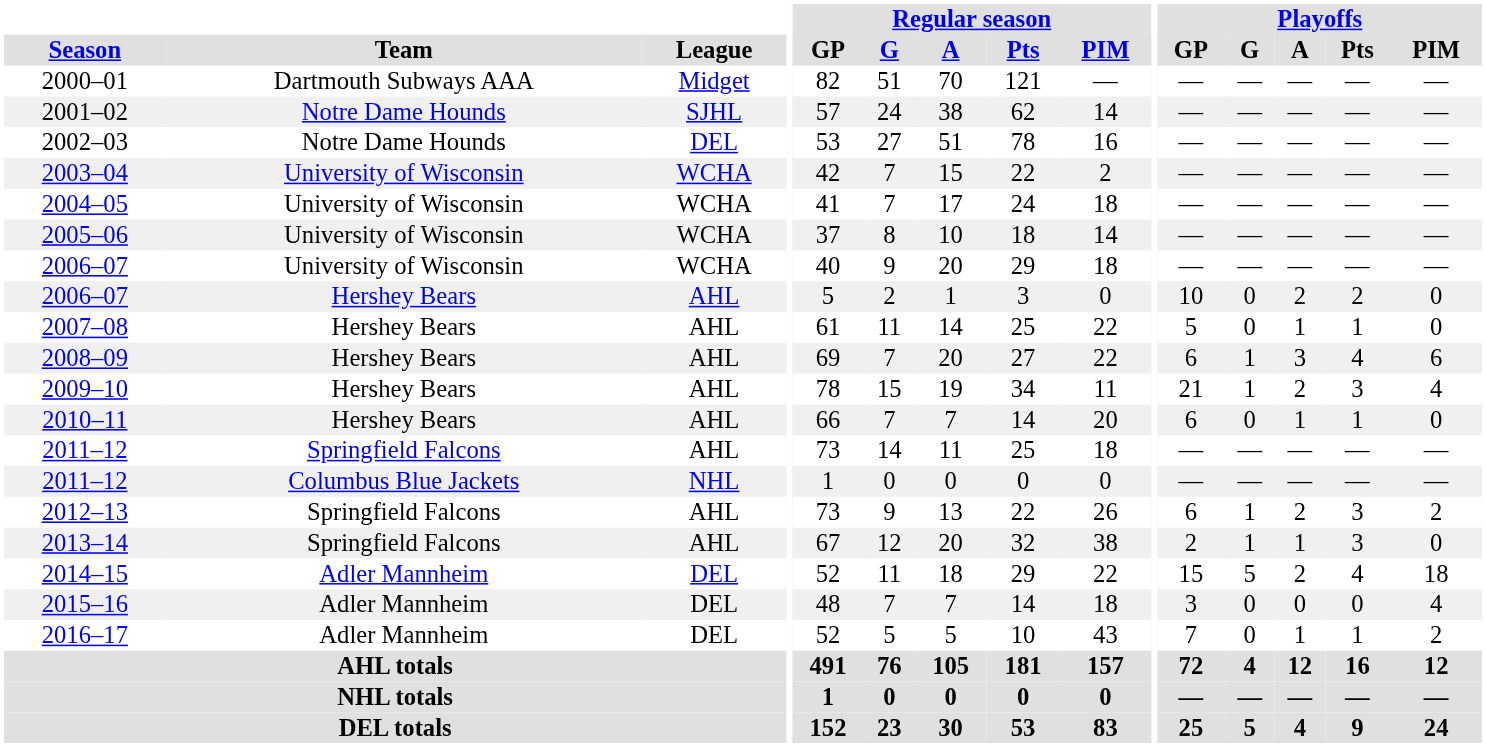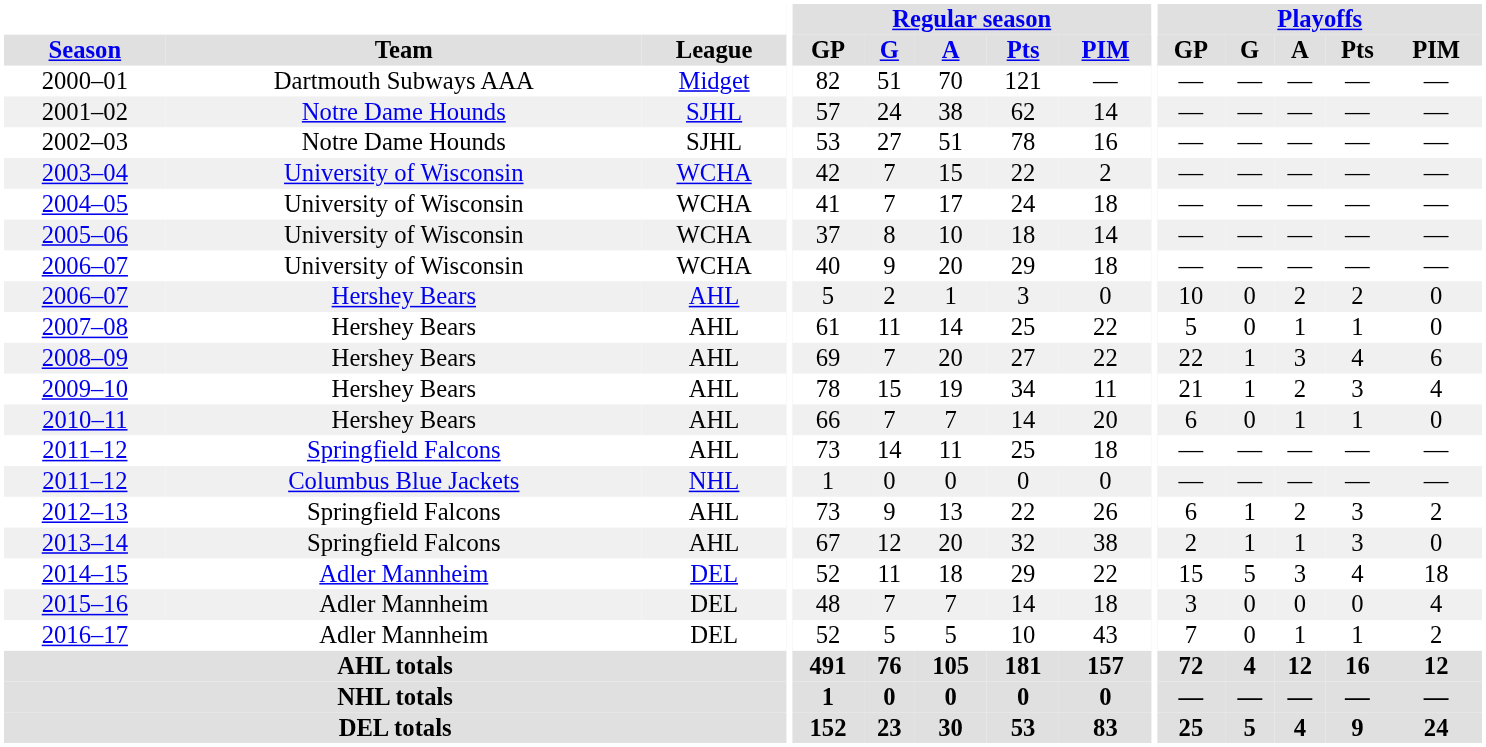(714, 142) DEL -> (714, 142) SJHL
(1191, 357) 6 -> (1191, 357) 22
(1300, 573) 2 -> (1300, 573) 3
